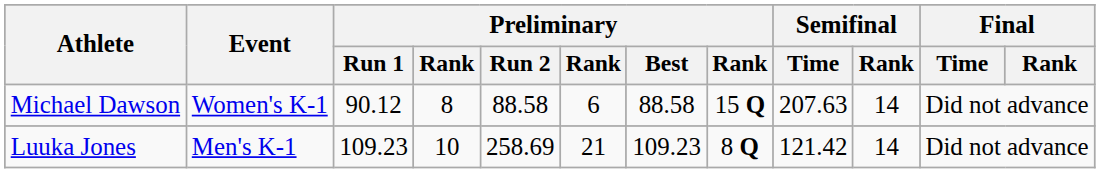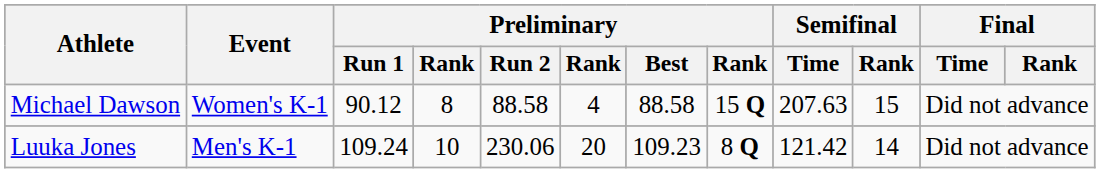(593, 105) 6 -> (593, 105) 4
(886, 105) 14 -> (886, 105) 15
(374, 146) 109.23 -> (374, 146) 109.24
(520, 146) 258.69 -> (520, 146) 230.06
(593, 146) 21 -> (593, 146) 20
